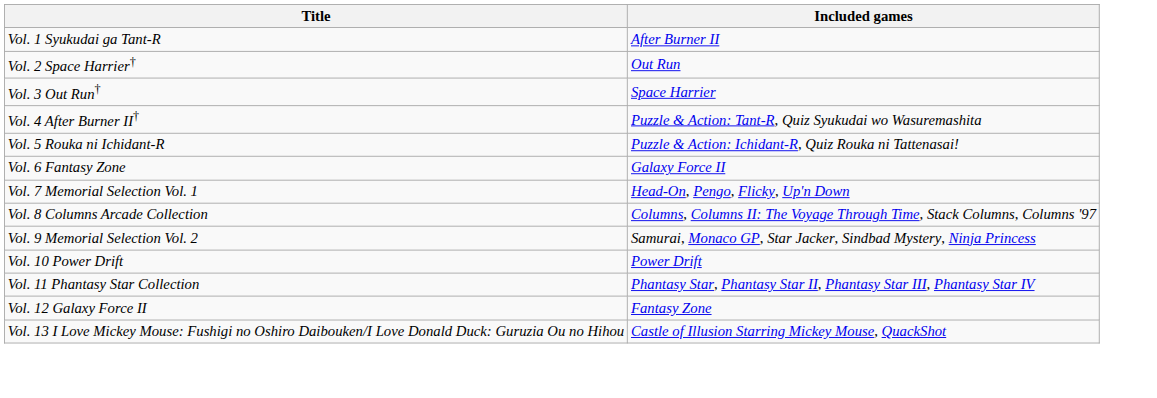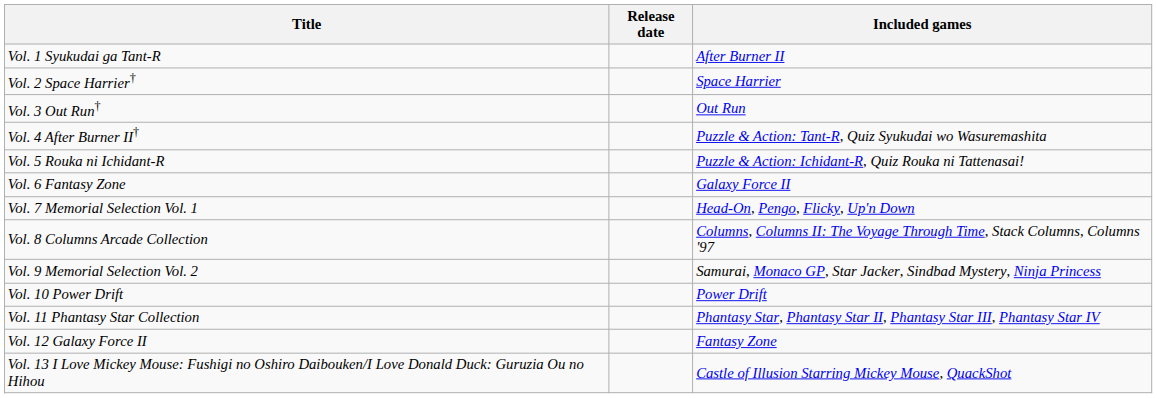+ column: (651, 24)
(656, 64) Out Run -> (738, 81) Space Harrier
(673, 92) Space Harrier -> (721, 108) Out Run
